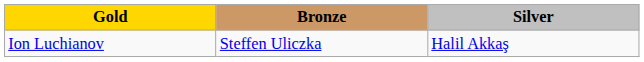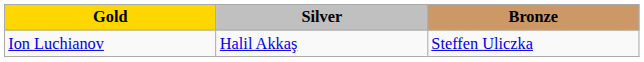columns swapped: (533, 17) <-> (322, 17)
